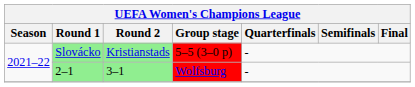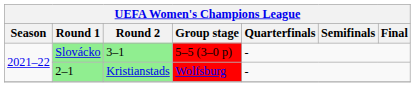(138, 52) Kristianstads -> (115, 52) 3–1
(115, 71) 3–1 -> (138, 71) Kristianstads
